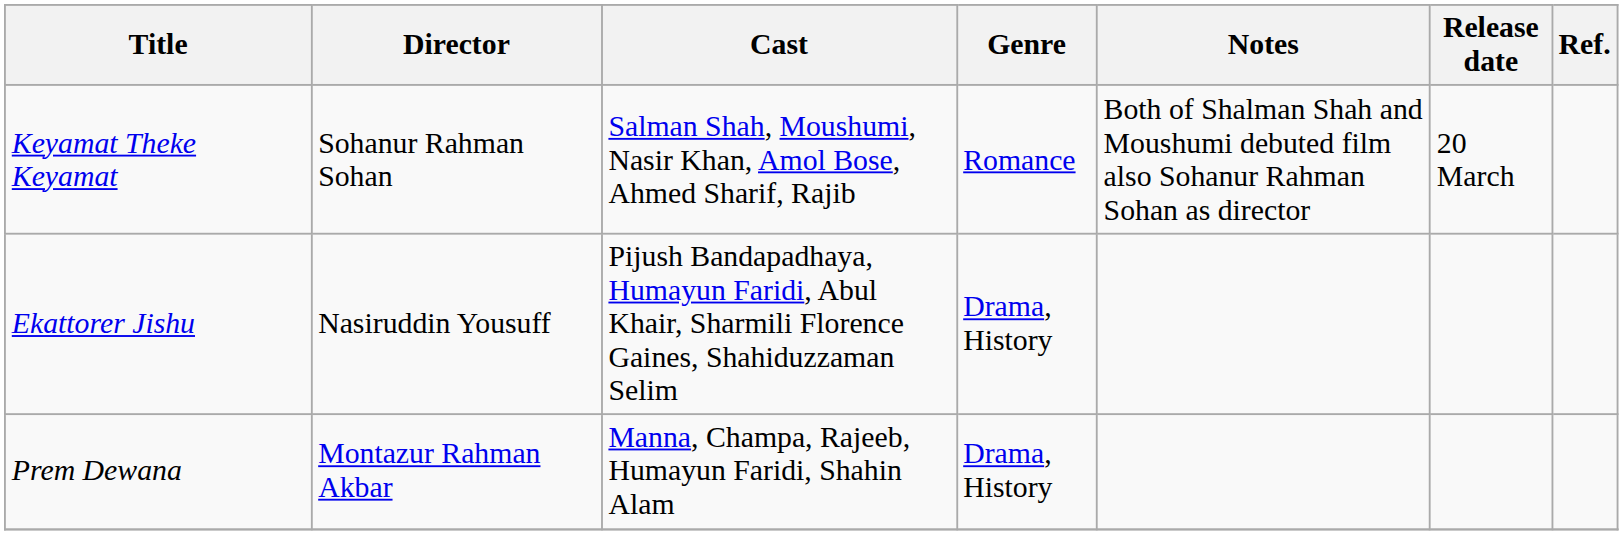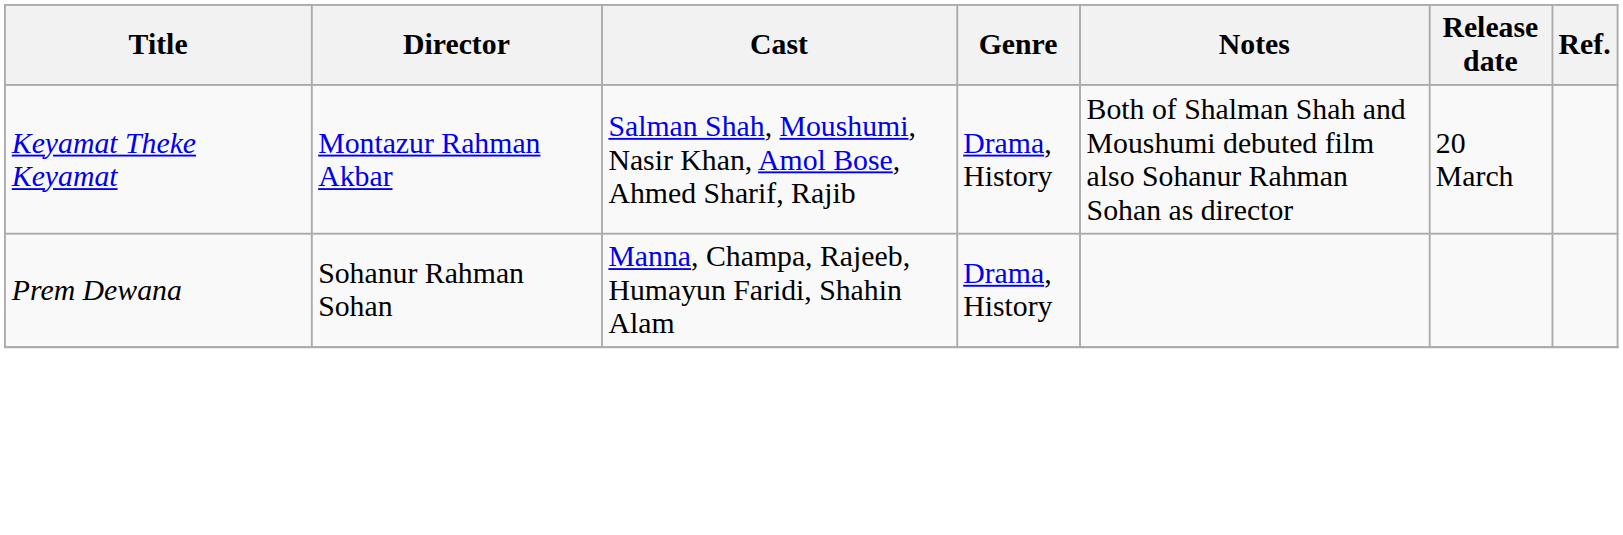(421, 158) Sohanur Rahman Sohan -> (429, 158) Montazur Rahman Akbar
(1019, 158) Romance -> (1008, 158) Drama, History
- row: (103, 323)
(429, 471) Montazur Rahman Akbar -> (421, 289) Sohanur Rahman Sohan
